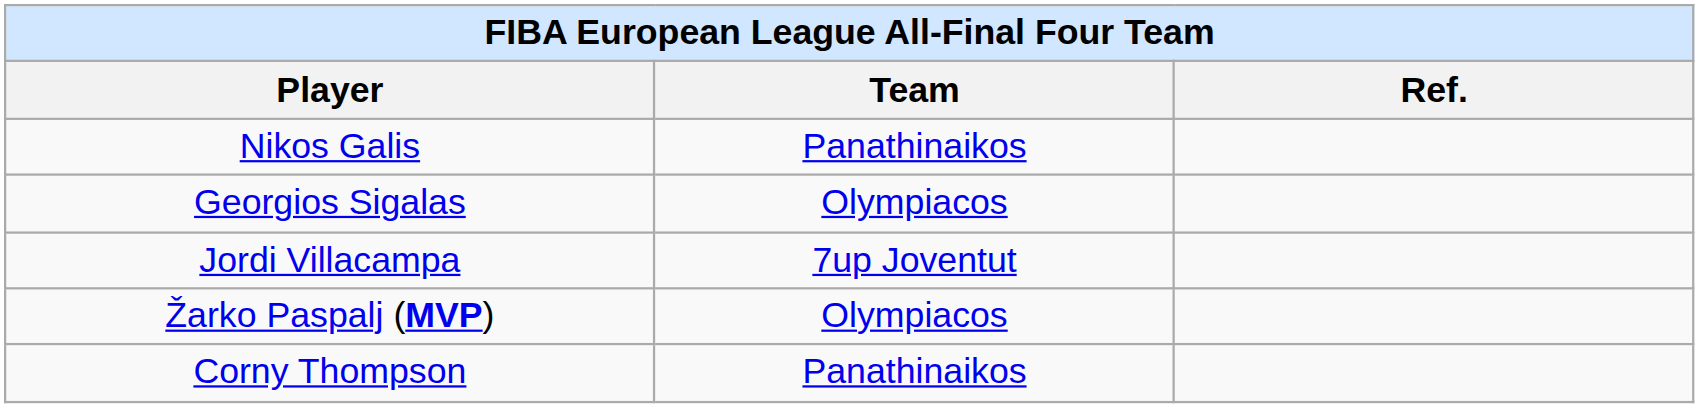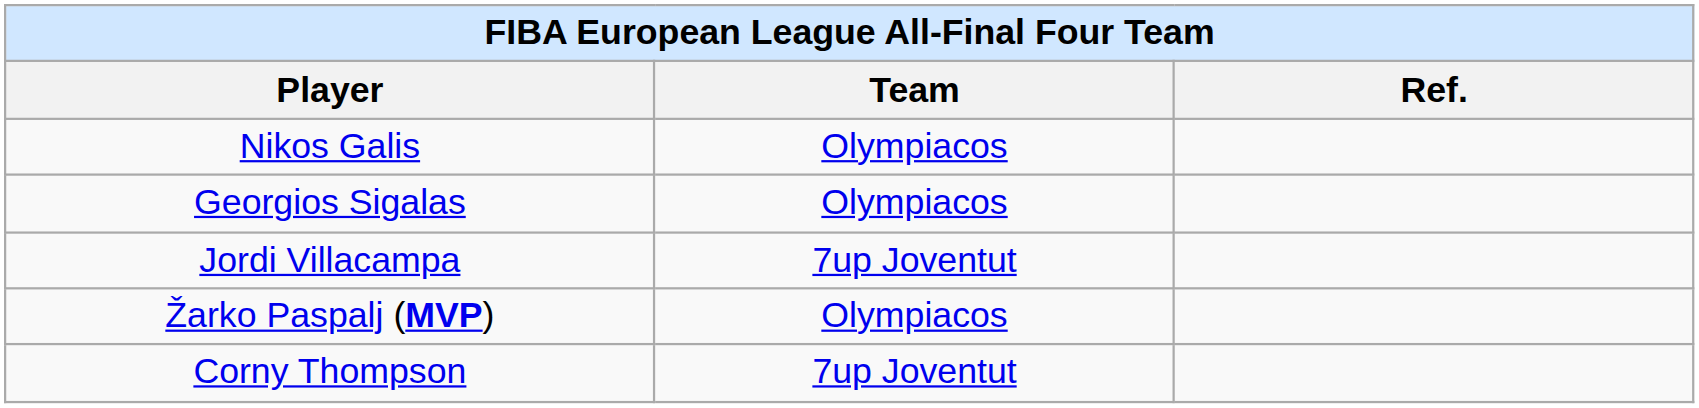(915, 145) Panathinaikos -> (915, 145) Olympiacos
(915, 372) Panathinaikos -> (915, 372) 7up Joventut
